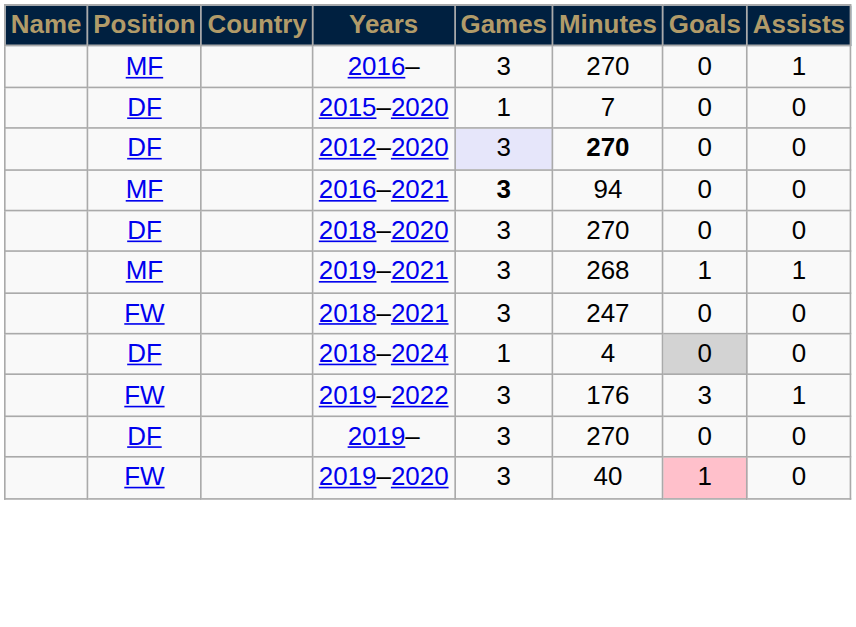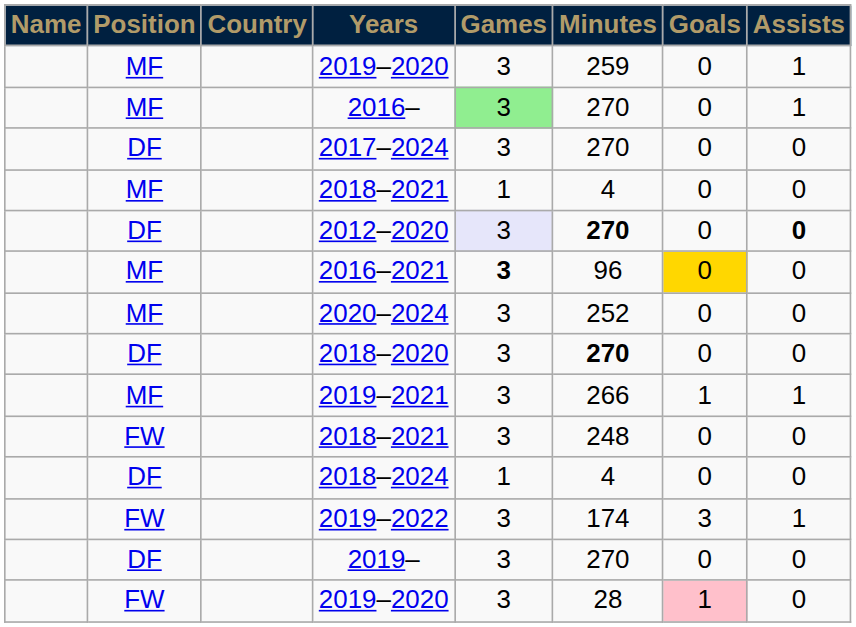+ row: (144, 66)
(504, 66) no background -> (504, 107) lightgreen background
- row: (144, 107)
+ row: (144, 148)
+ row: (144, 189)
(799, 148) normal -> (799, 230) bold
(608, 189) 94 -> (608, 271) 96
(705, 189) no background -> (705, 271) gold background
+ row: (144, 312)
(608, 230) normal -> (608, 353) bold
(608, 271) 268 -> (608, 395) 266
(608, 312) 247 -> (608, 436) 248
(705, 353) lightgrey background -> (705, 477) no background
(608, 395) 176 -> (608, 518) 174
(608, 477) 40 -> (608, 600) 28
